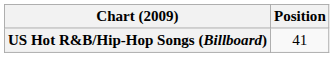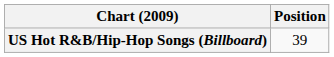(300, 40) 41 -> (300, 40) 39
